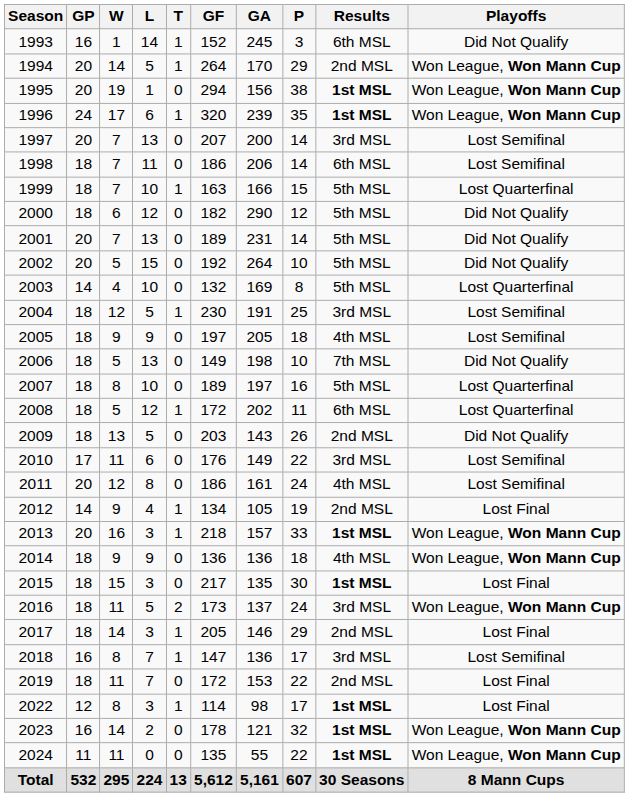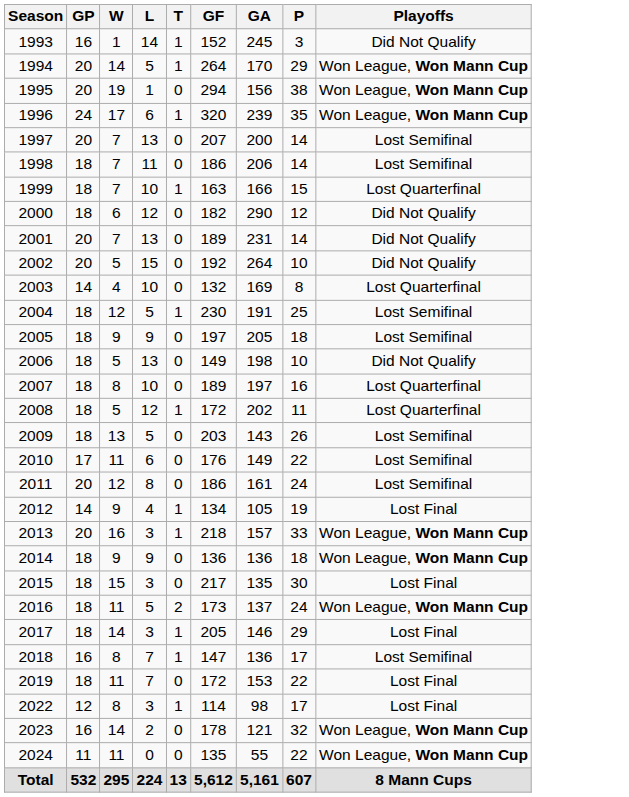- column: (362, 16)
(516, 435) Did Not Qualify -> (424, 435) Lost Semifinal
